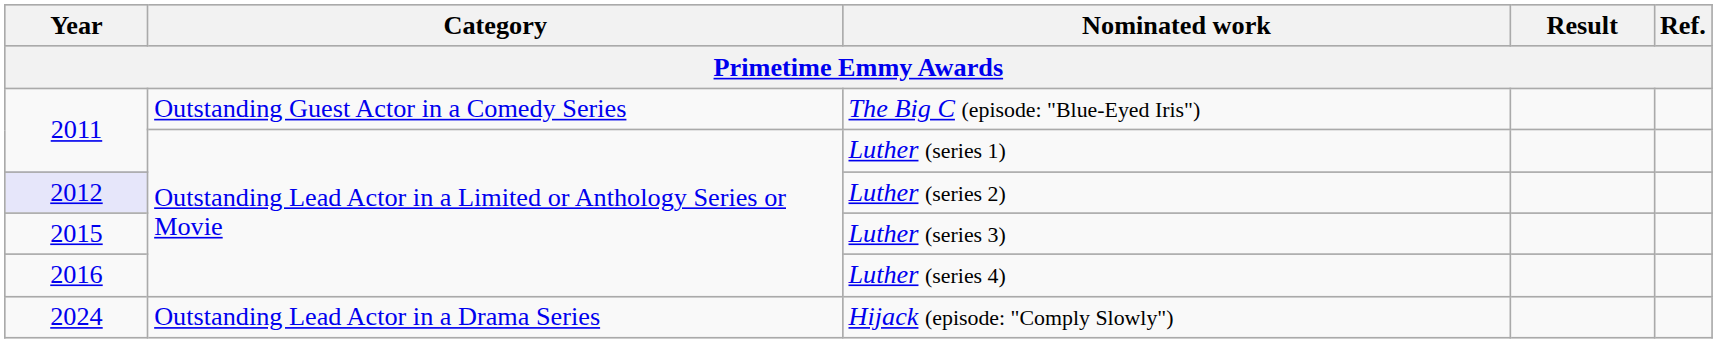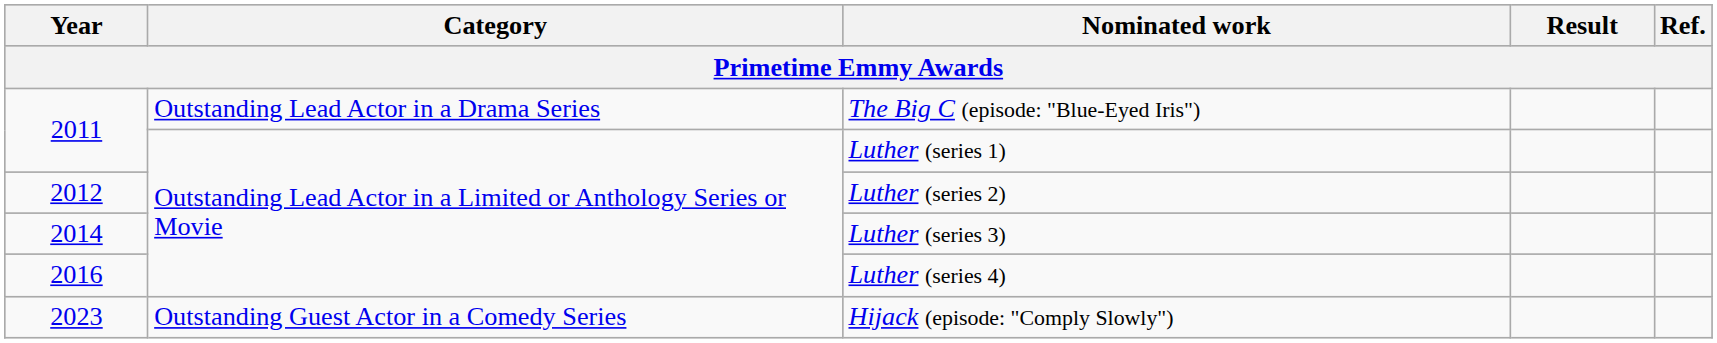(390, 108) Outstanding Guest Actor in a Comedy Series -> (377, 108) Outstanding Lead Actor in a Drama Series
(76, 191) lavender background -> (76, 191) no background
(76, 233) 2015 -> (76, 233) 2014
(76, 316) 2024 -> (76, 316) 2023
(377, 316) Outstanding Lead Actor in a Drama Series -> (390, 316) Outstanding Guest Actor in a Comedy Series
